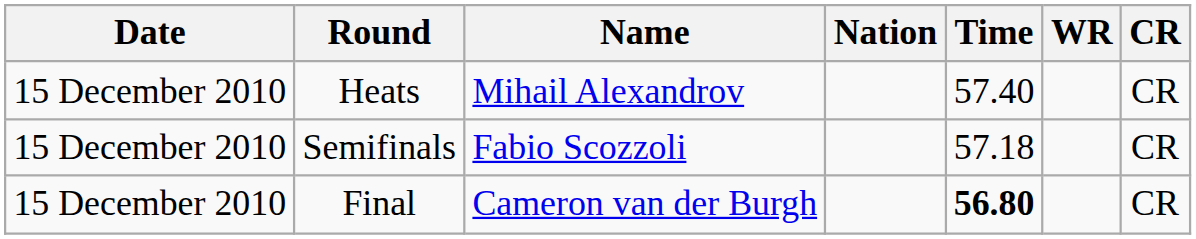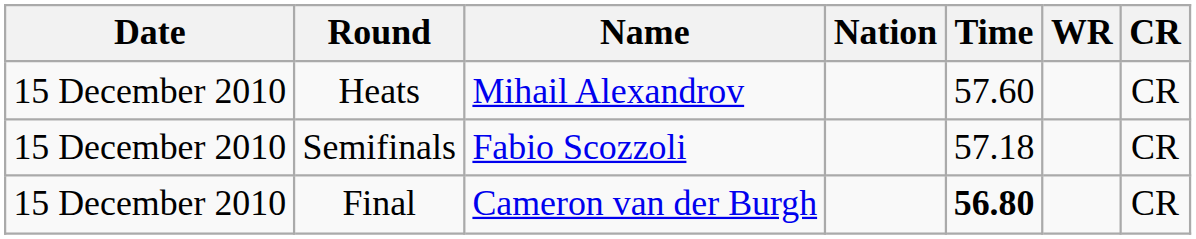(994, 89) 57.40 -> (994, 89) 57.60
